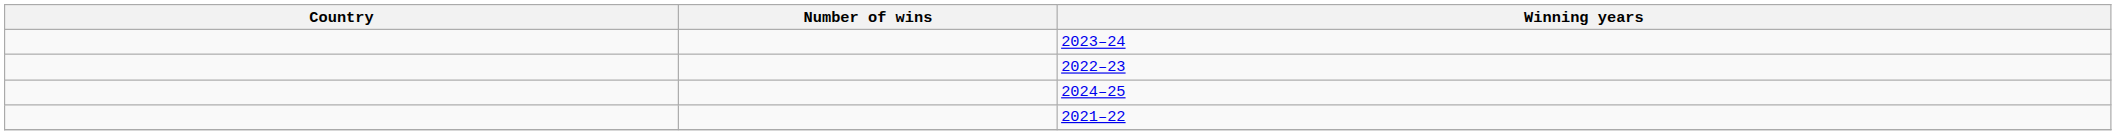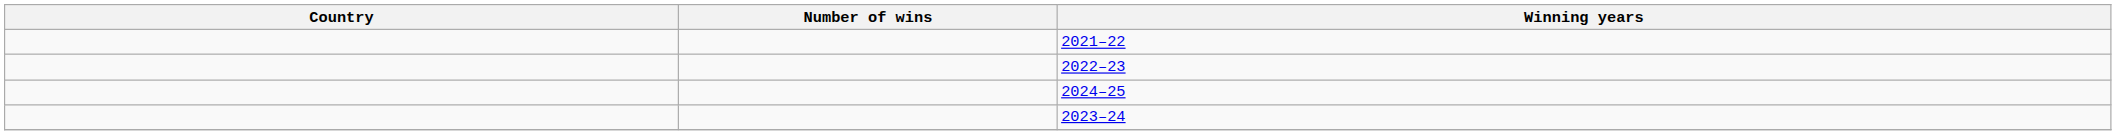rows swapped: (1093, 117) <-> (1093, 42)
